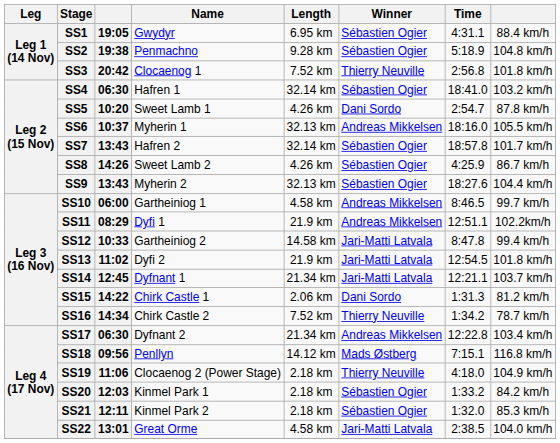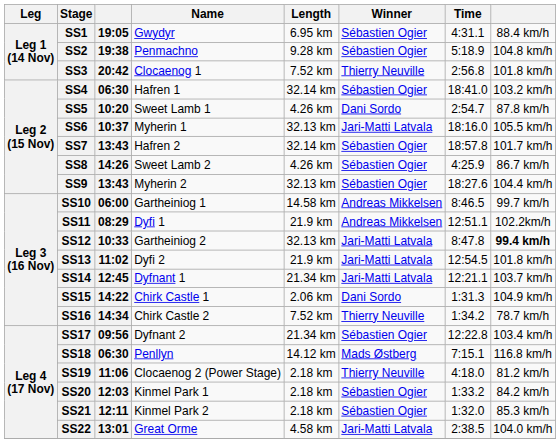(392, 128) Andreas Mikkelsen -> (387, 128) Jari-Matti Latvala
(311, 203) 4.58 km -> (311, 203) 14.58 km
(311, 241) 14.58 km -> (311, 241) 32.13 km
(523, 241) normal -> (523, 241) bold
(523, 297) 81.2 km/h -> (523, 297) 104.9 km/h
(113, 335) 06:30 -> (113, 335) 09:56
(392, 335) Andreas Mikkelsen -> (384, 335) Sébastien Ogier
(113, 354) 09:56 -> (113, 354) 06:30
(523, 373) 104.9 km/h -> (523, 373) 81.2 km/h
